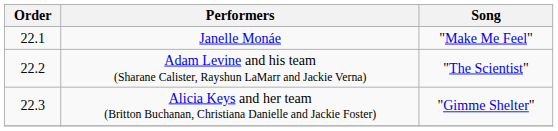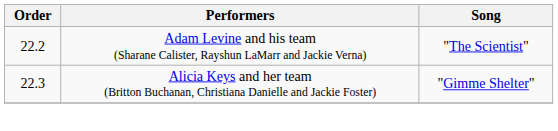- row: (240, 37)
